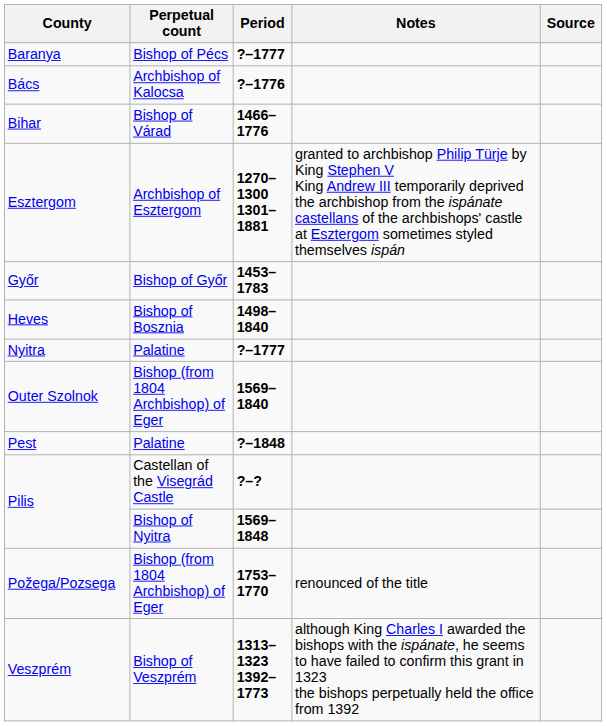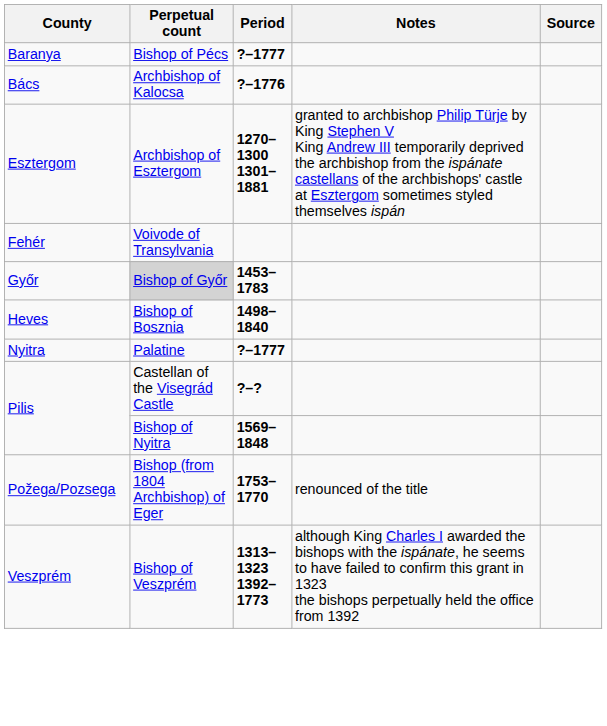- row: (24, 123)
+ row: (26, 242)
(180, 280) no background -> (180, 280) lightgrey background
- row: (53, 396)
- row: (22, 443)
